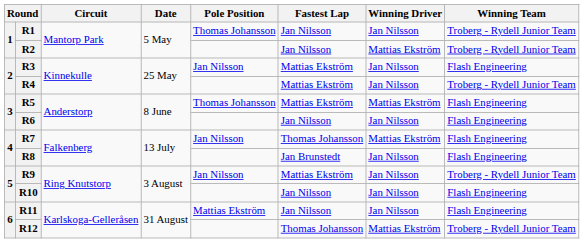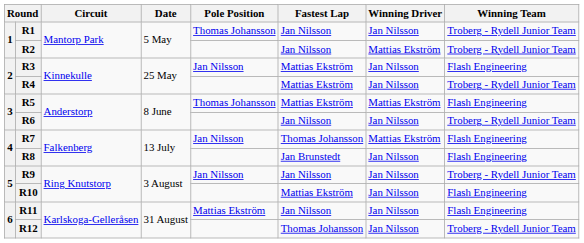(487, 120) Flash Engineering -> (512, 120) Troberg - Rydell Junior Team
(317, 174) Mattias Ekström -> (306, 174) Jan Nilsson
(306, 192) Jan Nilsson -> (317, 192) Mattias Ekström
(404, 228) Mattias Ekström -> (394, 228) Jan Nilsson
